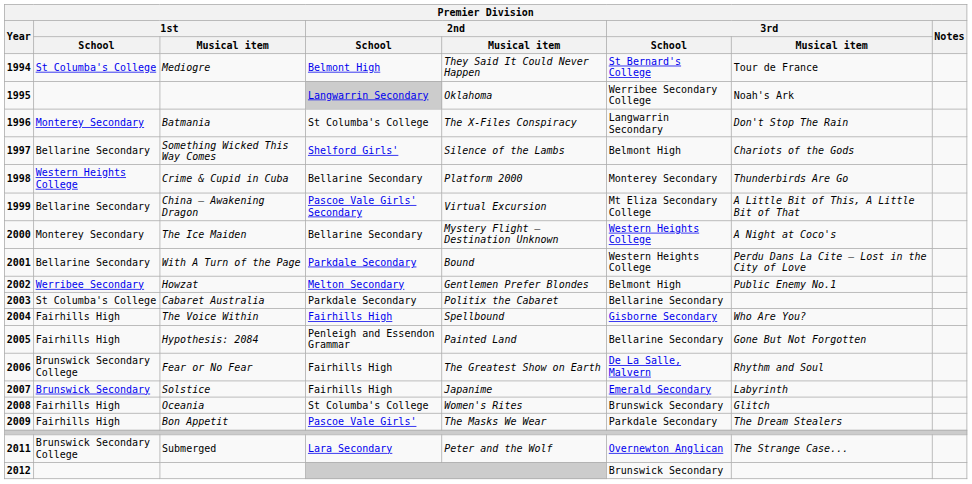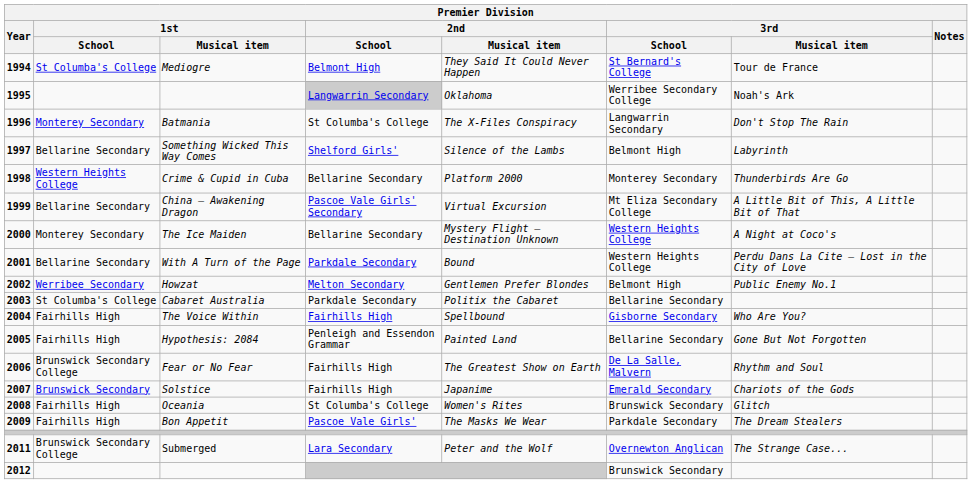(794, 151) Chariots of the Gods -> (761, 151) Labyrinth
(761, 389) Labyrinth -> (794, 389) Chariots of the Gods
